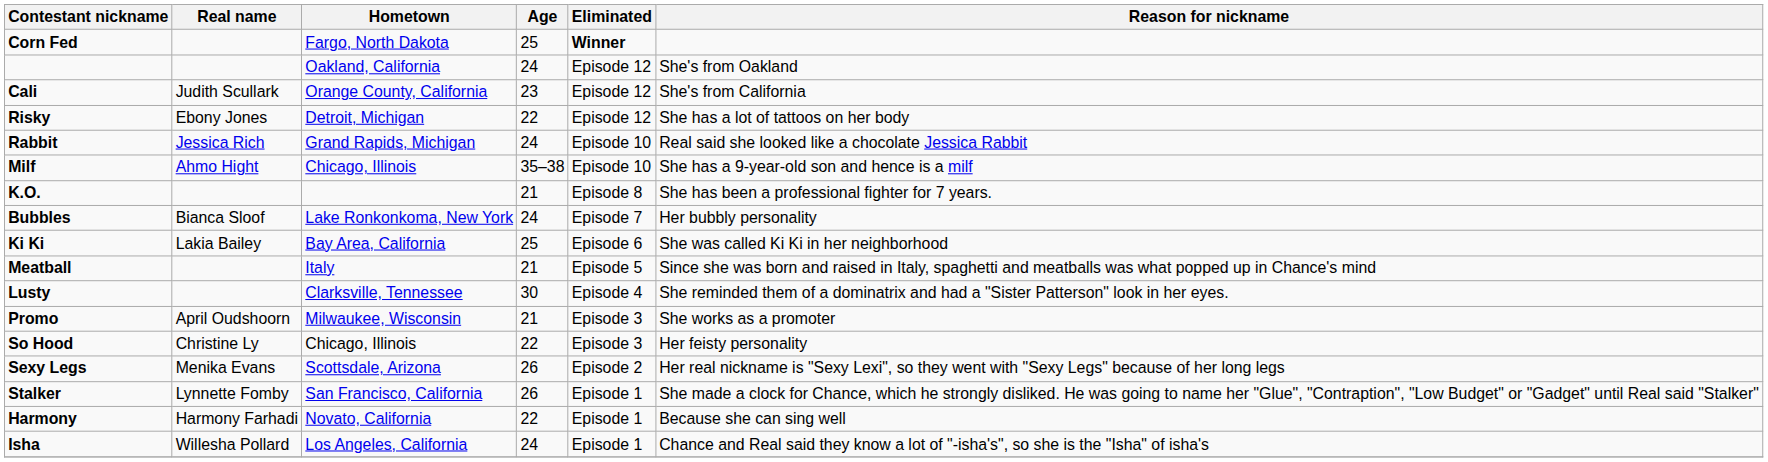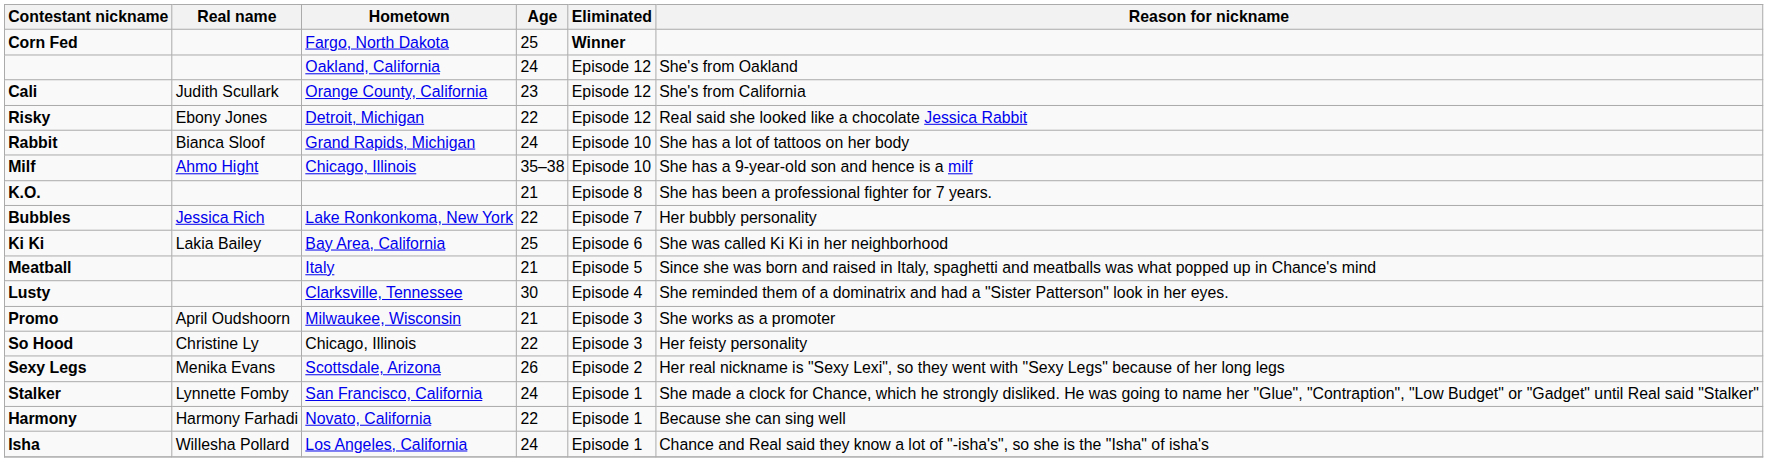(784, 117) She has a lot of tattoos on her body -> (843, 117) Real said she looked like a chocolate Jessica Rabbit
(220, 142) Jessica Rich -> (220, 142) Bianca Sloof
(843, 142) Real said she looked like a chocolate Jessica Rabbit -> (784, 142) She has a lot of tattoos on her body
(220, 218) Bianca Sloof -> (220, 218) Jessica Rich
(529, 218) 24 -> (529, 218) 22
(529, 393) 26 -> (529, 393) 24
